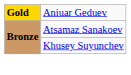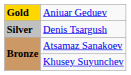+ row: (75, 29)
